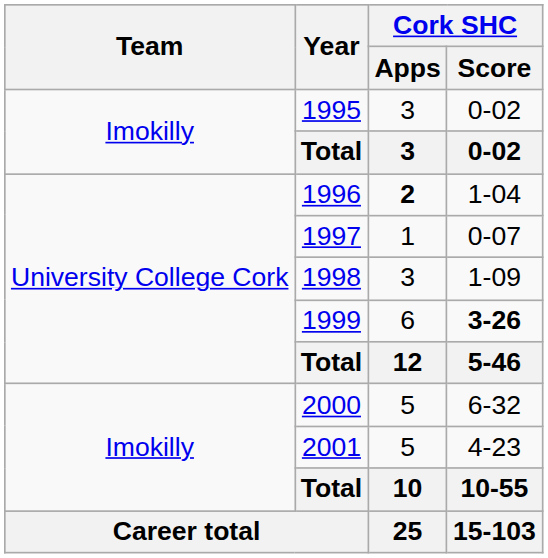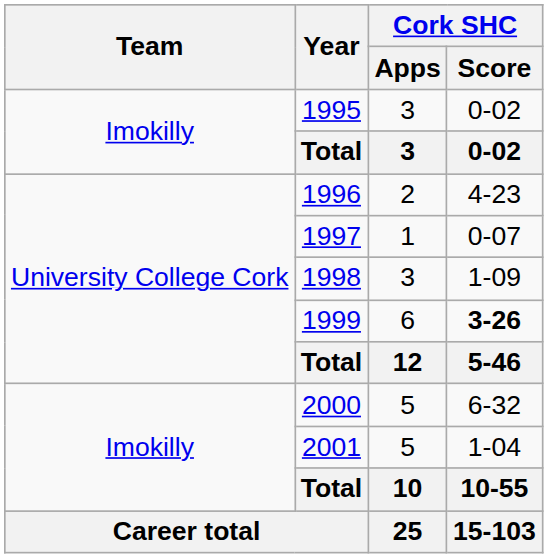(408, 194) bold -> (408, 194) normal
(494, 194) 1-04 -> (494, 194) 4-23
(494, 446) 4-23 -> (494, 446) 1-04
